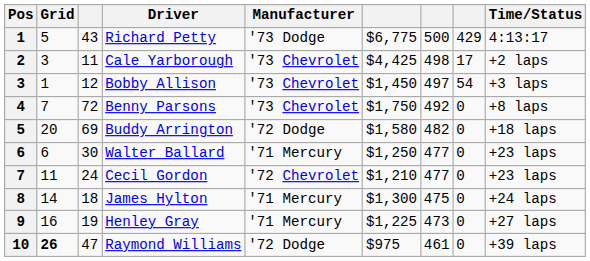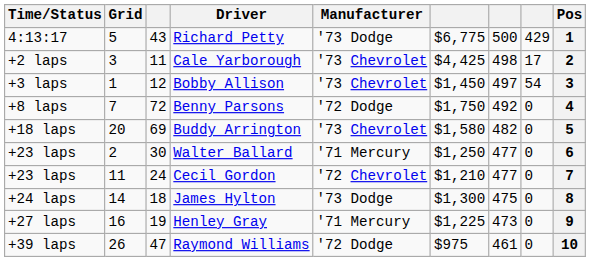columns swapped: (21, 16) <-> (536, 16)
(304, 108) '73 Chevrolet -> (355, 108) '72 Dodge
(287, 131) '72 Dodge -> (372, 131) '73 Chevrolet
(45, 154) 6 -> (113, 154) 2
(295, 200) '71 Mercury -> (355, 200) '73 Dodge
(49, 246) bold -> (117, 246) normal
